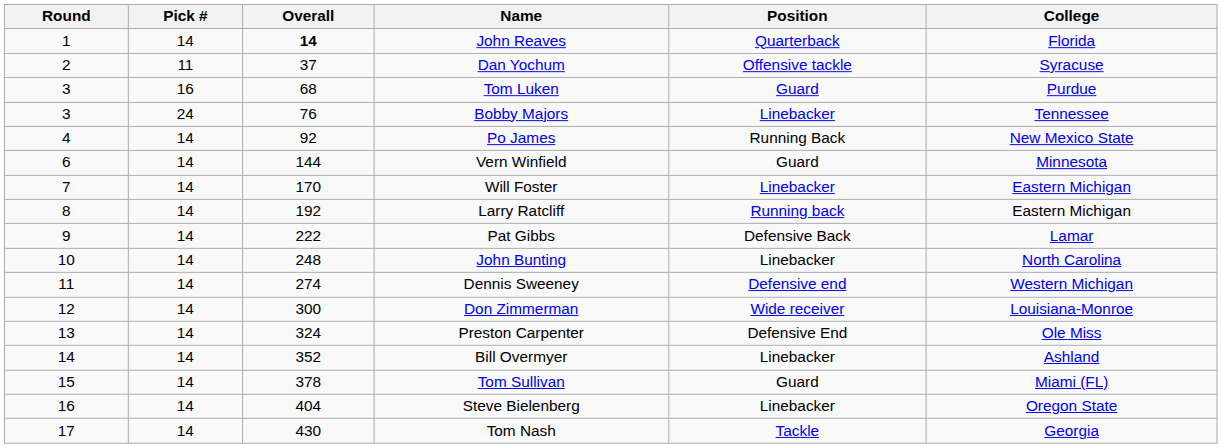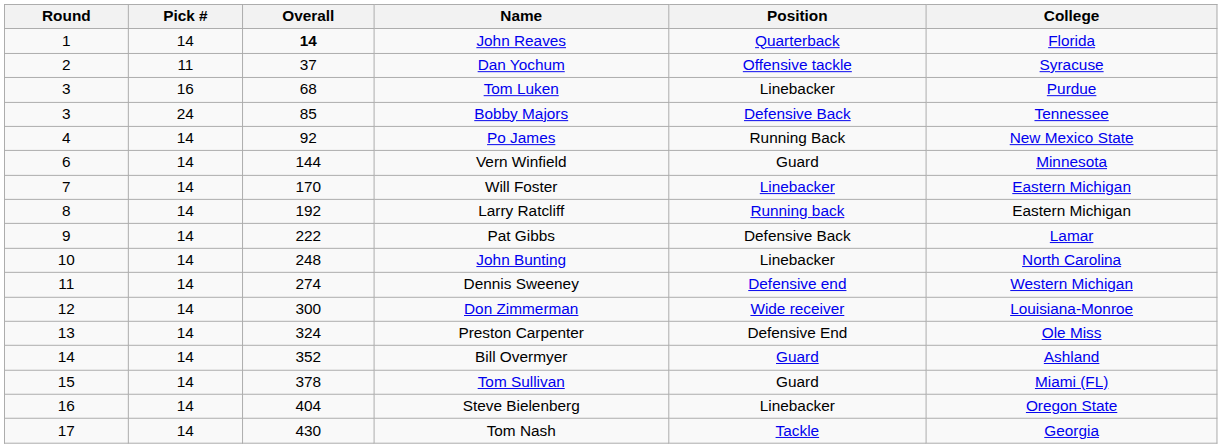(797, 89) Guard -> (797, 89) Linebacker
(308, 114) 76 -> (308, 114) 85
(797, 114) Linebacker -> (797, 114) Defensive Back
(797, 357) Linebacker -> (797, 357) Guard
